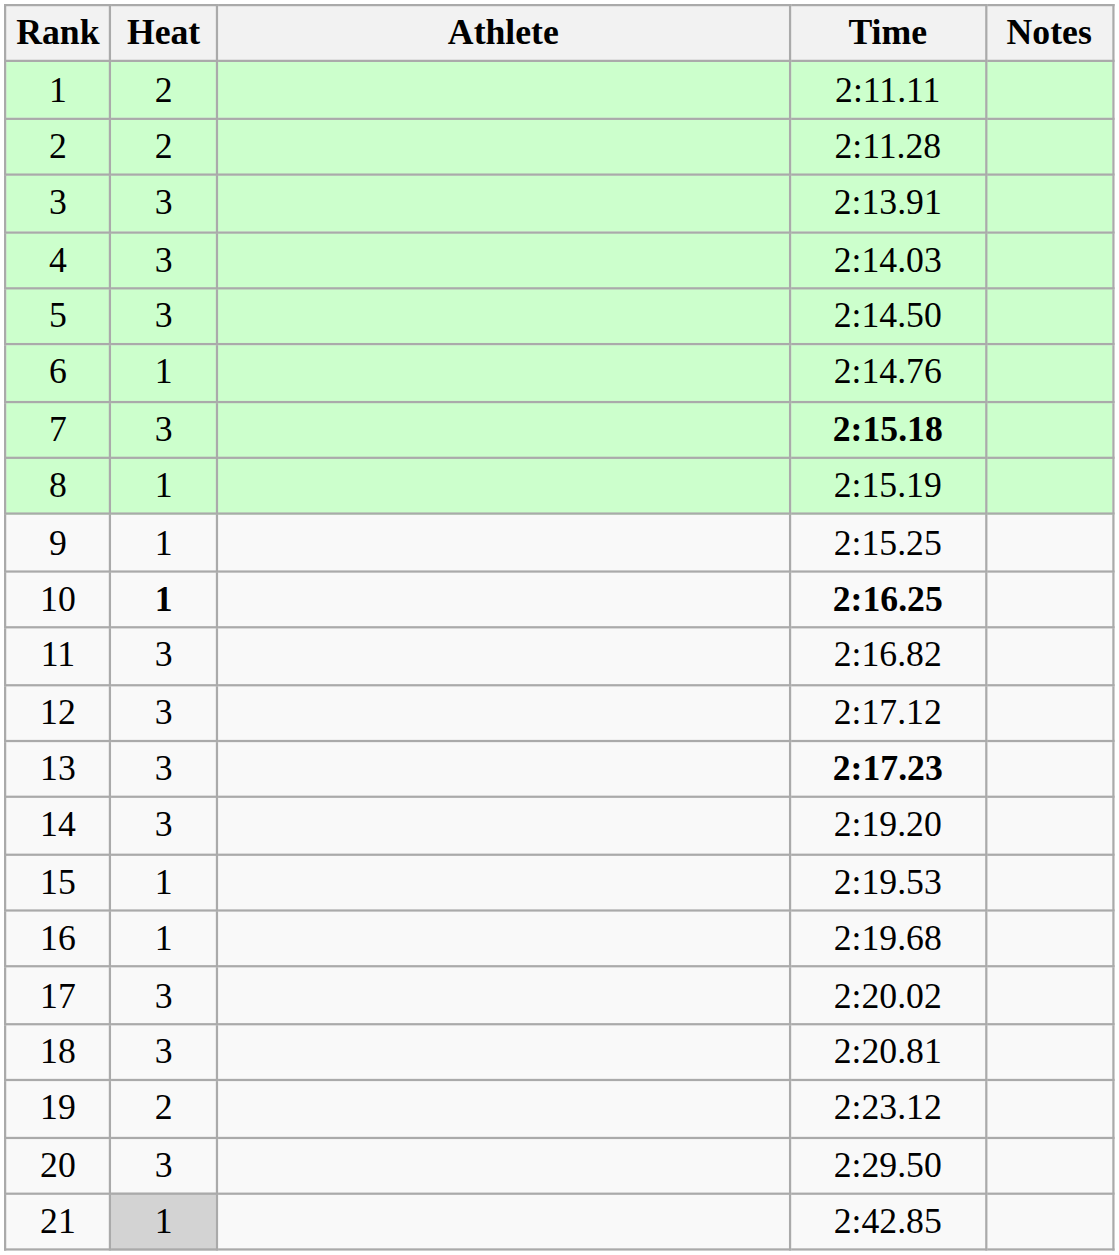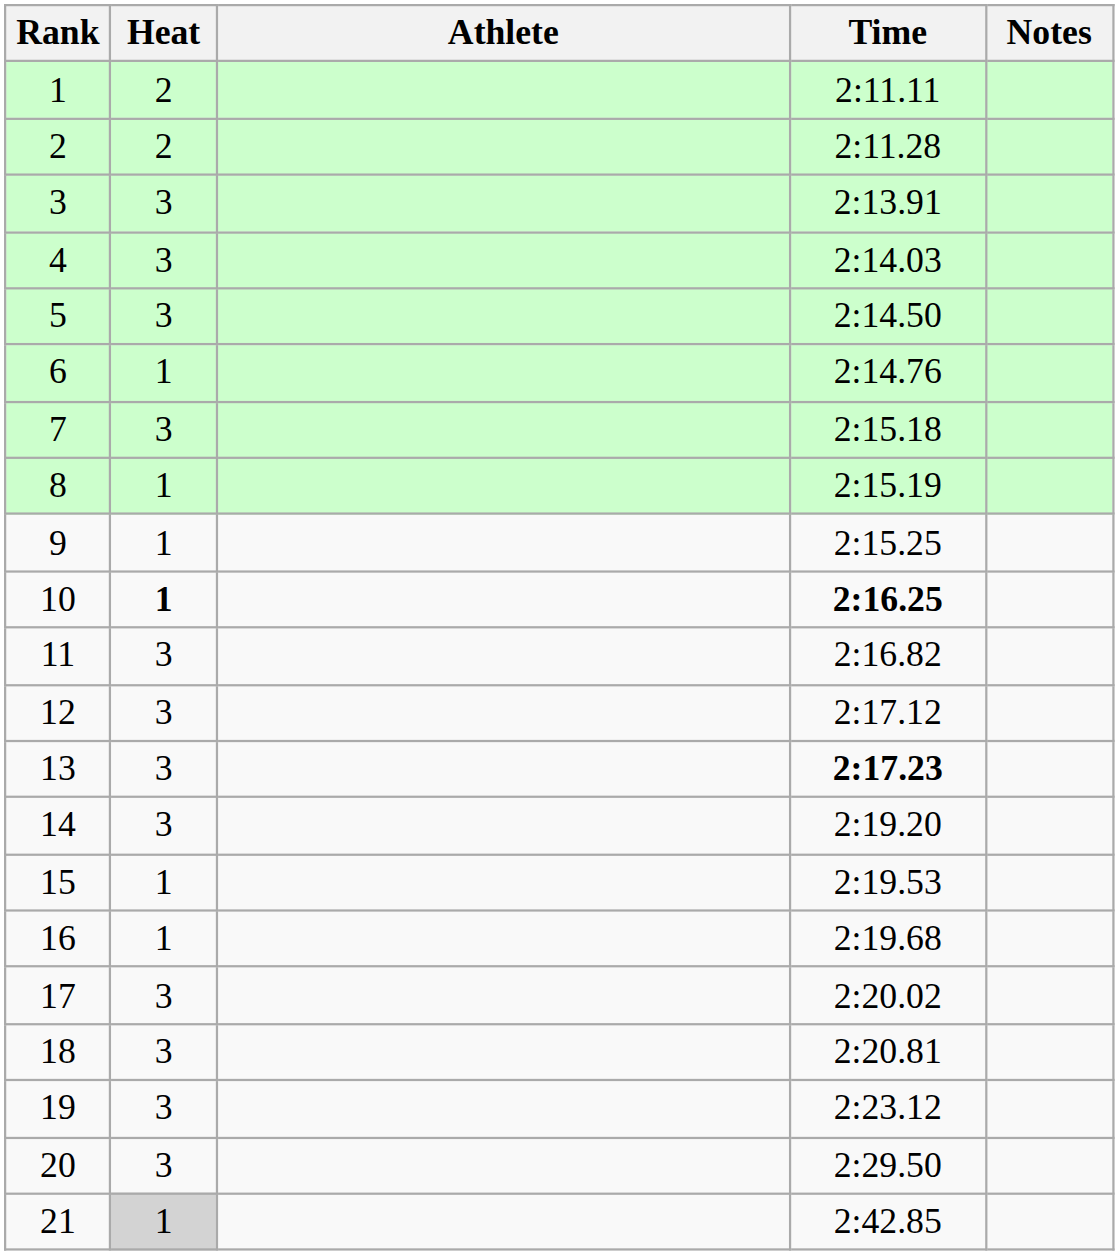(888, 428) bold -> (888, 428) normal
(164, 1107) 2 -> (164, 1107) 3
